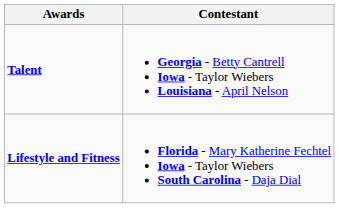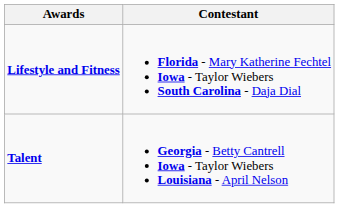rows swapped: (64, 158) <-> (25, 69)
